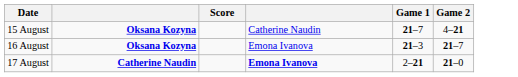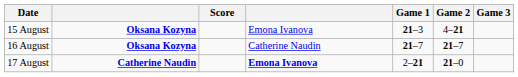+ column: (493, 13)
(285, 30) Catherine Naudin -> (281, 30) Emona Ivanova
(413, 30) 21–7 -> (413, 30) 21–3
(281, 47) Emona Ivanova -> (285, 47) Catherine Naudin
(413, 47) 21–3 -> (413, 47) 21–7
